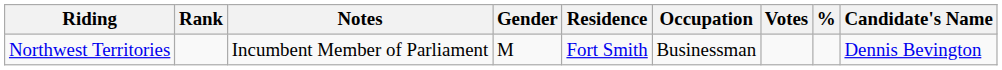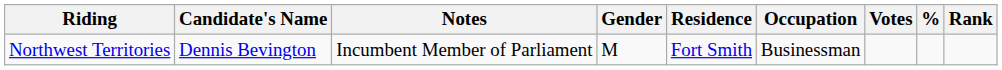columns swapped: (919, 19) <-> (201, 19)
